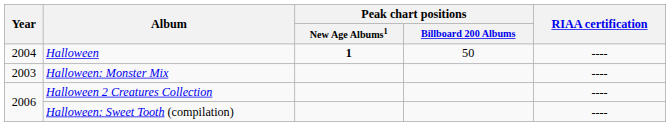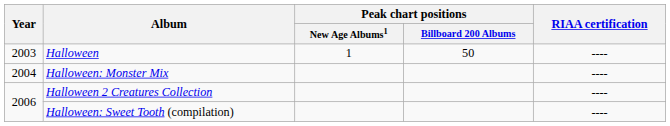(24, 53) 2004 -> (24, 53) 2003
(349, 53) bold -> (349, 53) normal
(24, 73) 2003 -> (24, 73) 2004
